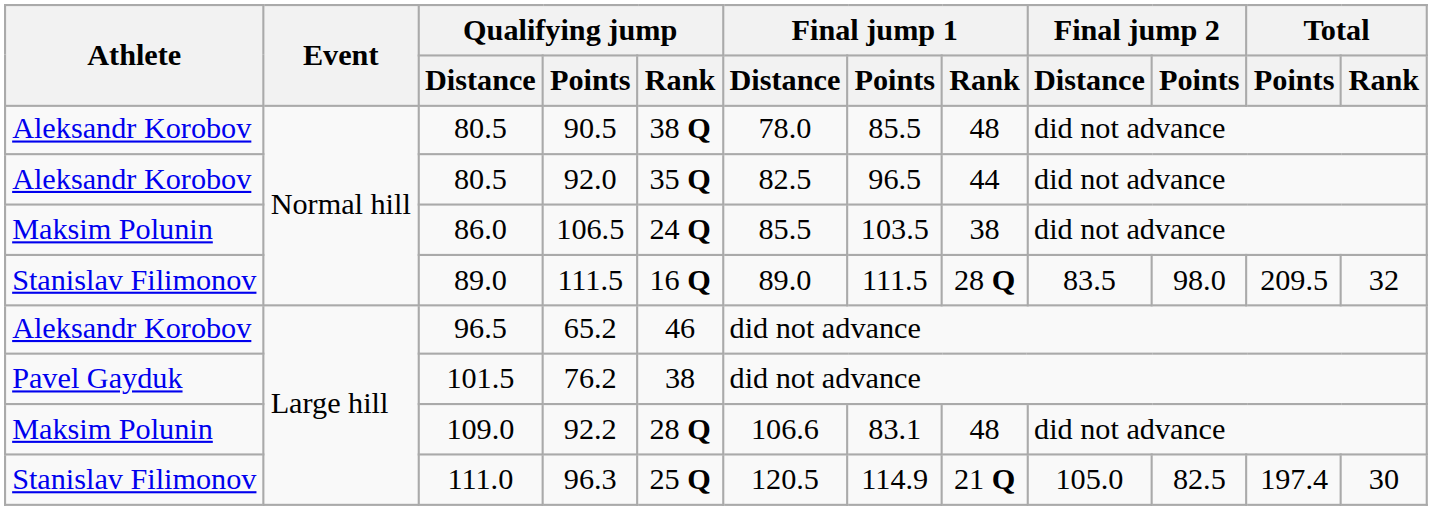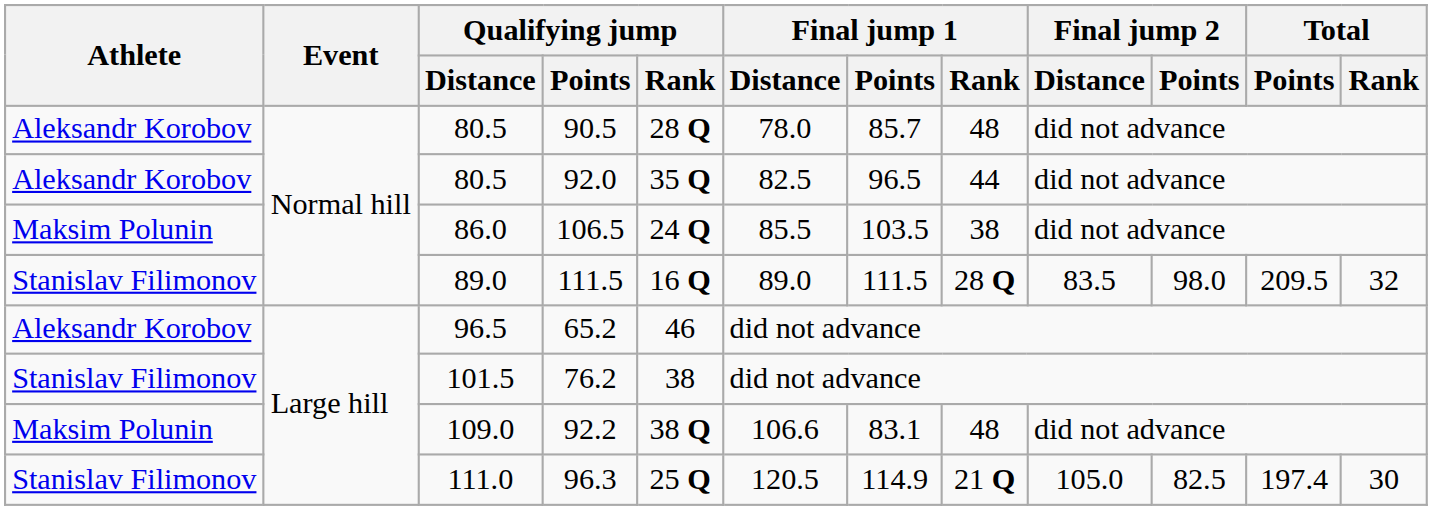(680, 129) 38 Q -> (680, 129) 28 Q
(895, 129) 85.5 -> (895, 129) 85.7
(97, 378) Pavel Gayduk -> (134, 378) Stanislav Filimonov
(680, 428) 28 Q -> (680, 428) 38 Q
